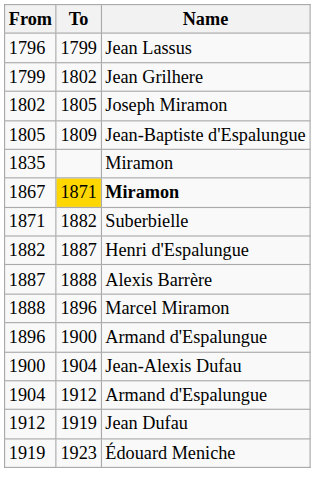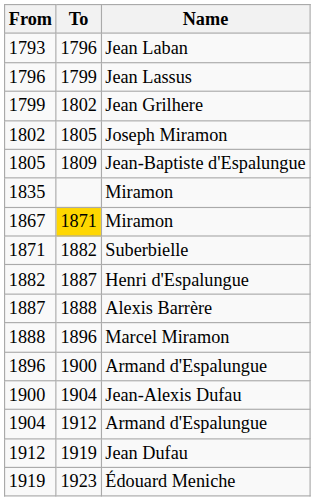+ row: (27, 47)
(142, 192) bold -> (139, 221) normal
